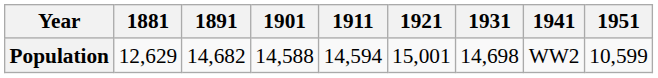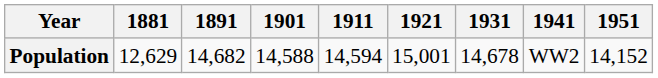(490, 55) 14,698 -> (490, 55) 14,678
(619, 55) 10,599 -> (619, 55) 14,152
